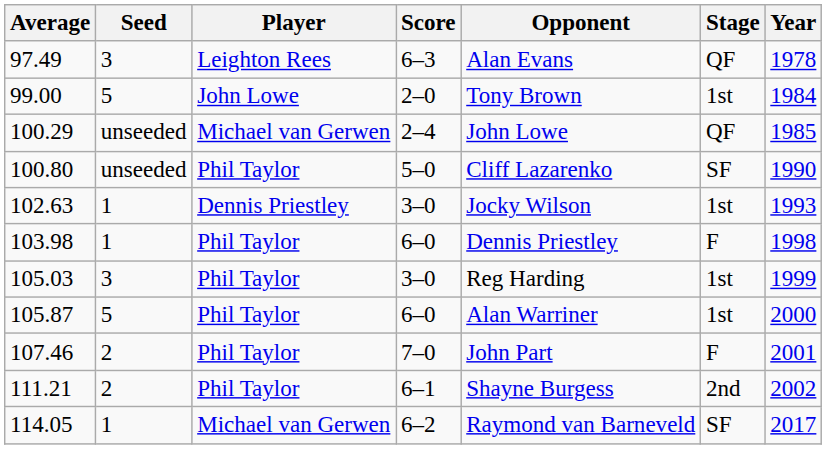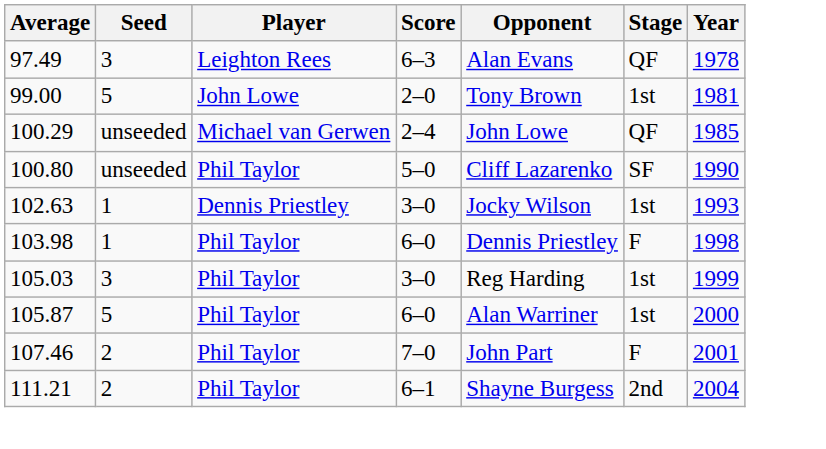(793, 95) 1984 -> (716, 95) 1981
(793, 388) 2002 -> (716, 388) 2004
- row: (41, 424)
